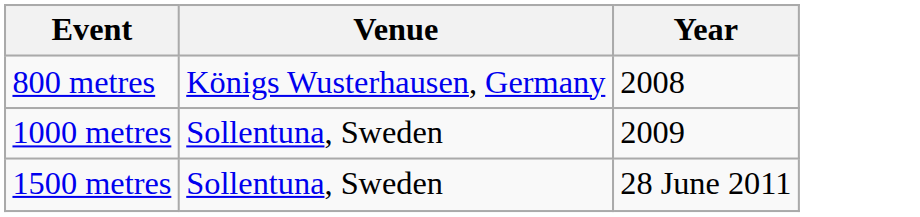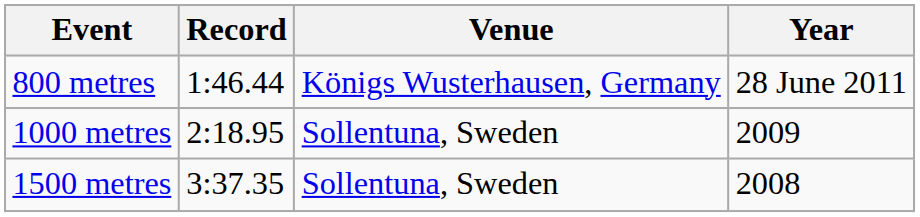+ column: (237, 30)
(653, 81) 2008 -> (821, 81) 28 June 2011
(706, 183) 28 June 2011 -> (768, 183) 2008
